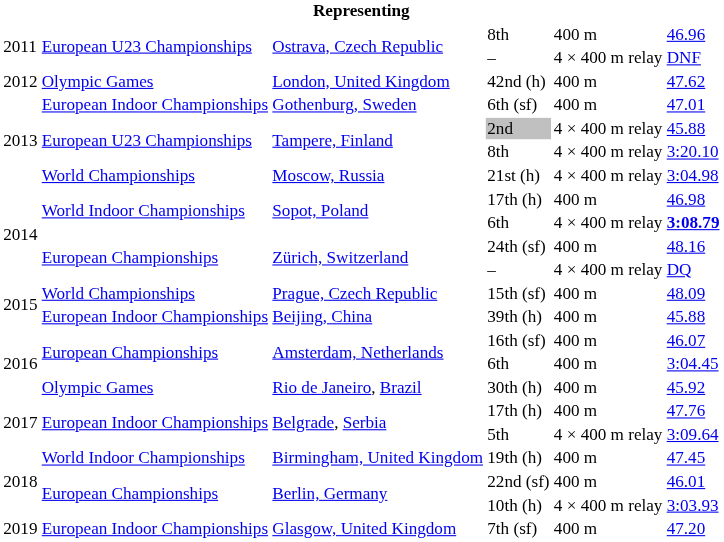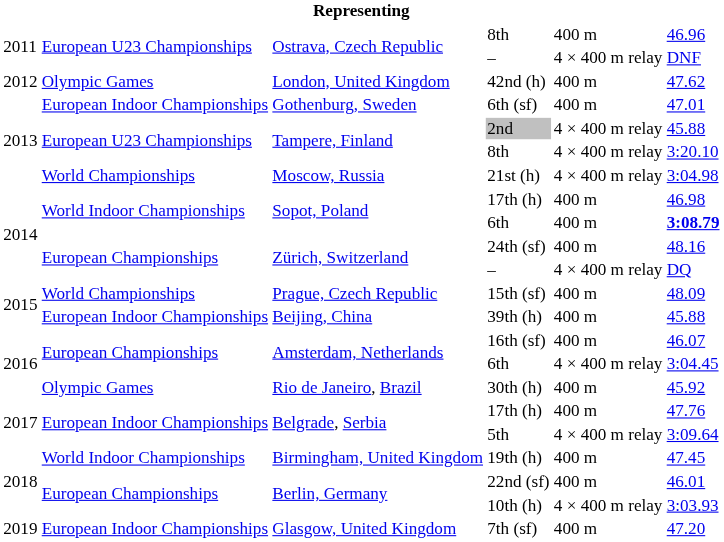(608, 222) 4 × 400 m relay -> (576, 222) 400 m
(576, 363) 400 m -> (608, 363) 4 × 400 m relay
